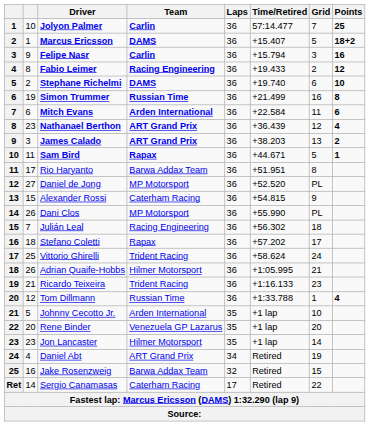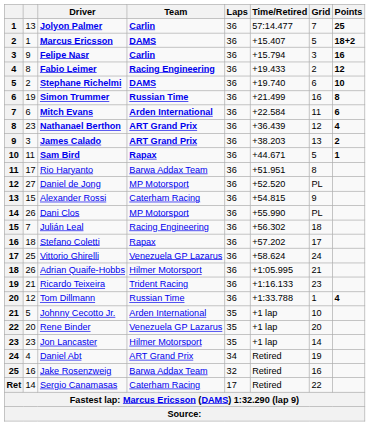(31, 25) 10 -> (31, 25) 13
(159, 255) Trident Racing -> (176, 255) Venezuela GP Lazarus
(317, 370) 15 -> (317, 370) 16
